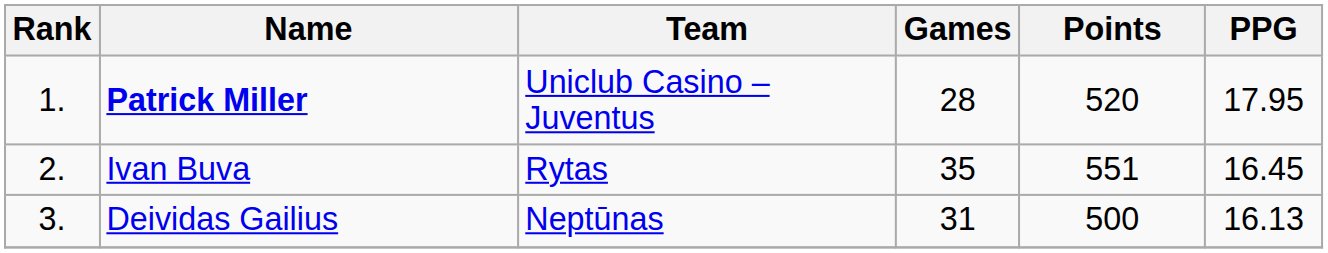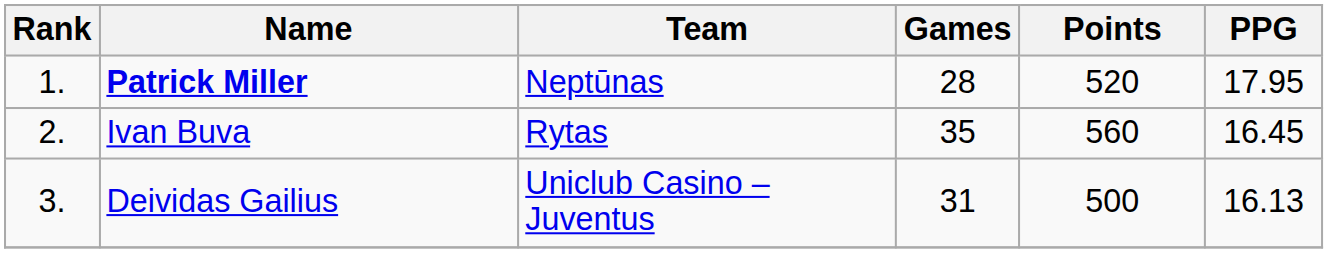(647, 99) Uniclub Casino – Juventus -> (594, 81) Neptūnas
(1112, 169) 551 -> (1112, 132) 560
(594, 220) Neptūnas -> (647, 202) Uniclub Casino – Juventus
